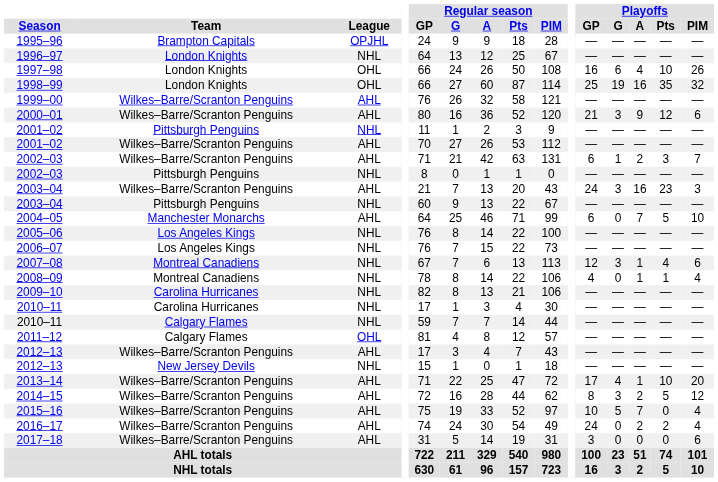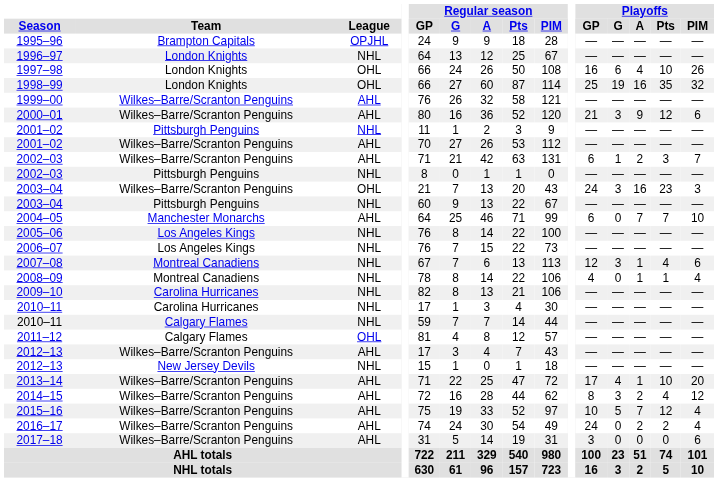(369, 189) AHL -> (369, 189) OHL
(666, 218) 5 -> (666, 218) 7
(666, 396) 5 -> (666, 396) 4
(666, 411) 0 -> (666, 411) 12
